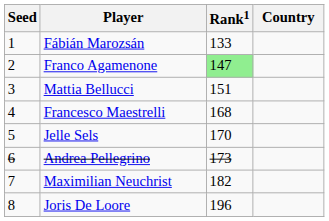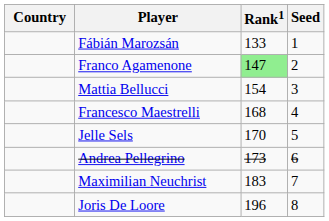columns swapped: (288, 18) <-> (22, 18)
(221, 89) 151 -> (255, 89) 154
(221, 181) 182 -> (255, 181) 183
